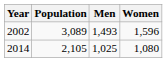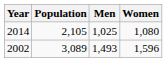rows swapped: (18, 31) <-> (18, 48)
